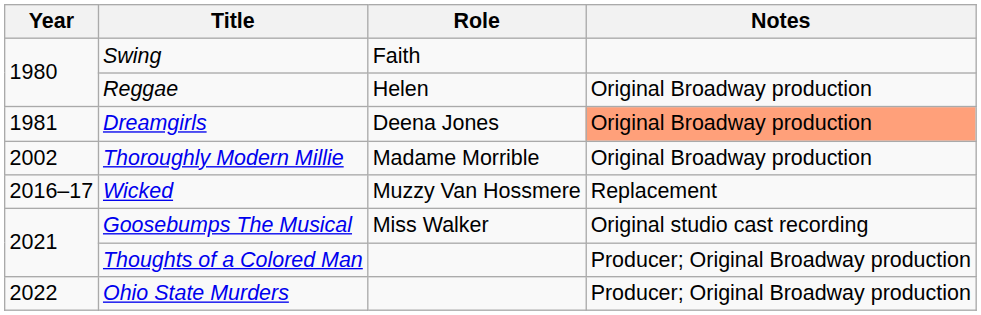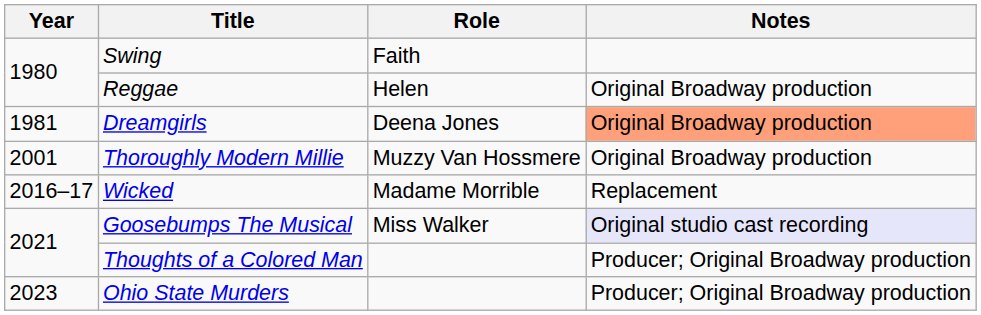(33, 157) 2002 -> (33, 157) 2001
(456, 157) Madame Morrible -> (477, 157) Muzzy Van Hossmere
(477, 191) Muzzy Van Hossmere -> (456, 191) Madame Morrible
(730, 225) no background -> (730, 225) lavender background
(33, 293) 2022 -> (33, 293) 2023
